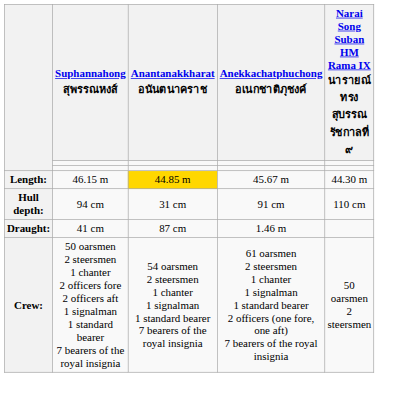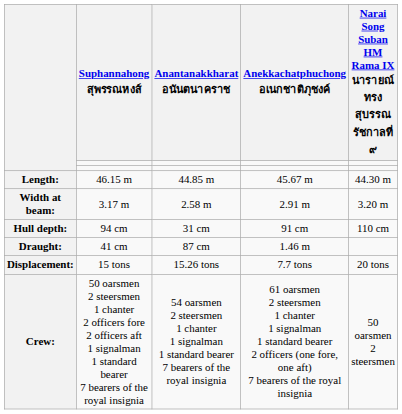(173, 180) gold background -> (196, 180) no background
+ row: (40, 204)
+ row: (40, 265)
